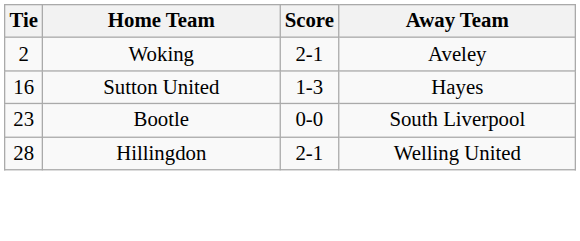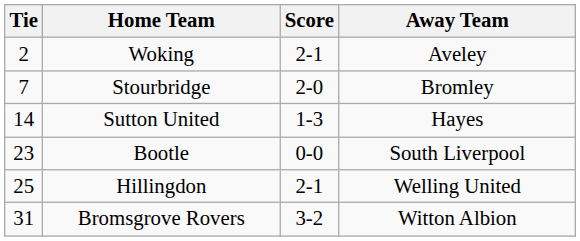+ row: (161, 86)
(24, 86) 16 -> (24, 119) 14
(24, 152) 28 -> (24, 185) 25
+ row: (161, 218)
